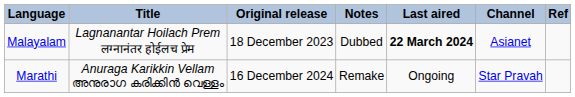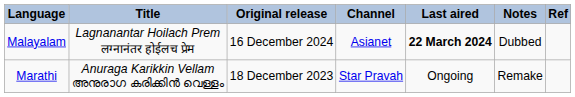columns swapped: (511, 14) <-> (362, 14)
(282, 41) 18 December 2023 -> (282, 41) 16 December 2024
(282, 76) 16 December 2024 -> (282, 76) 18 December 2023
